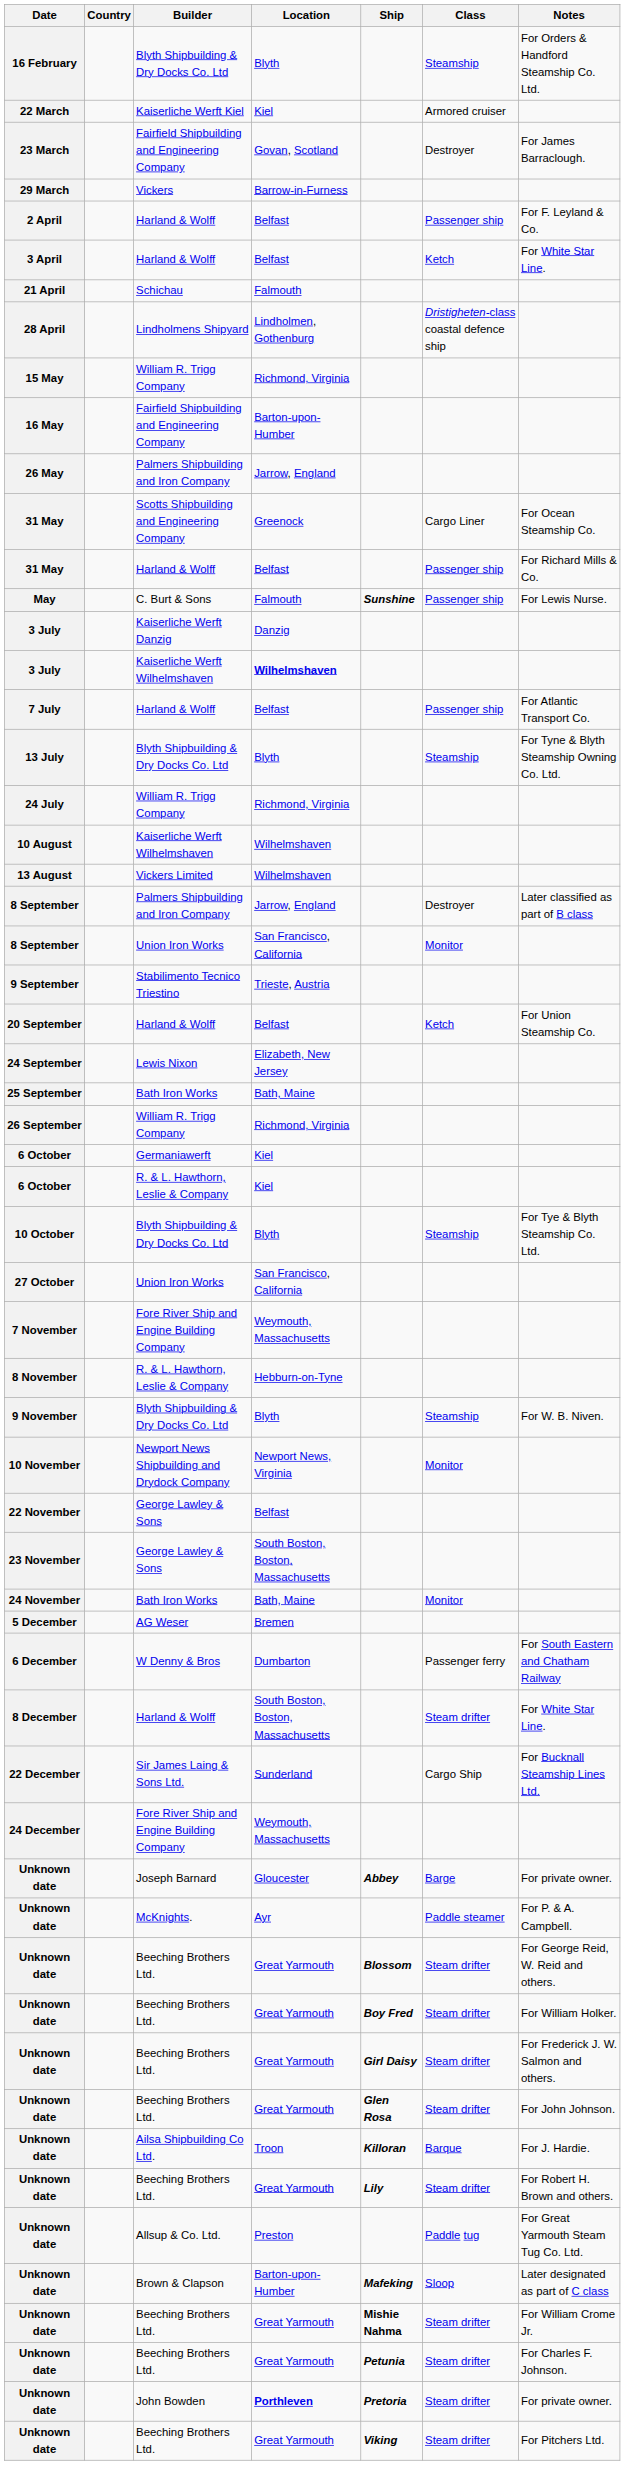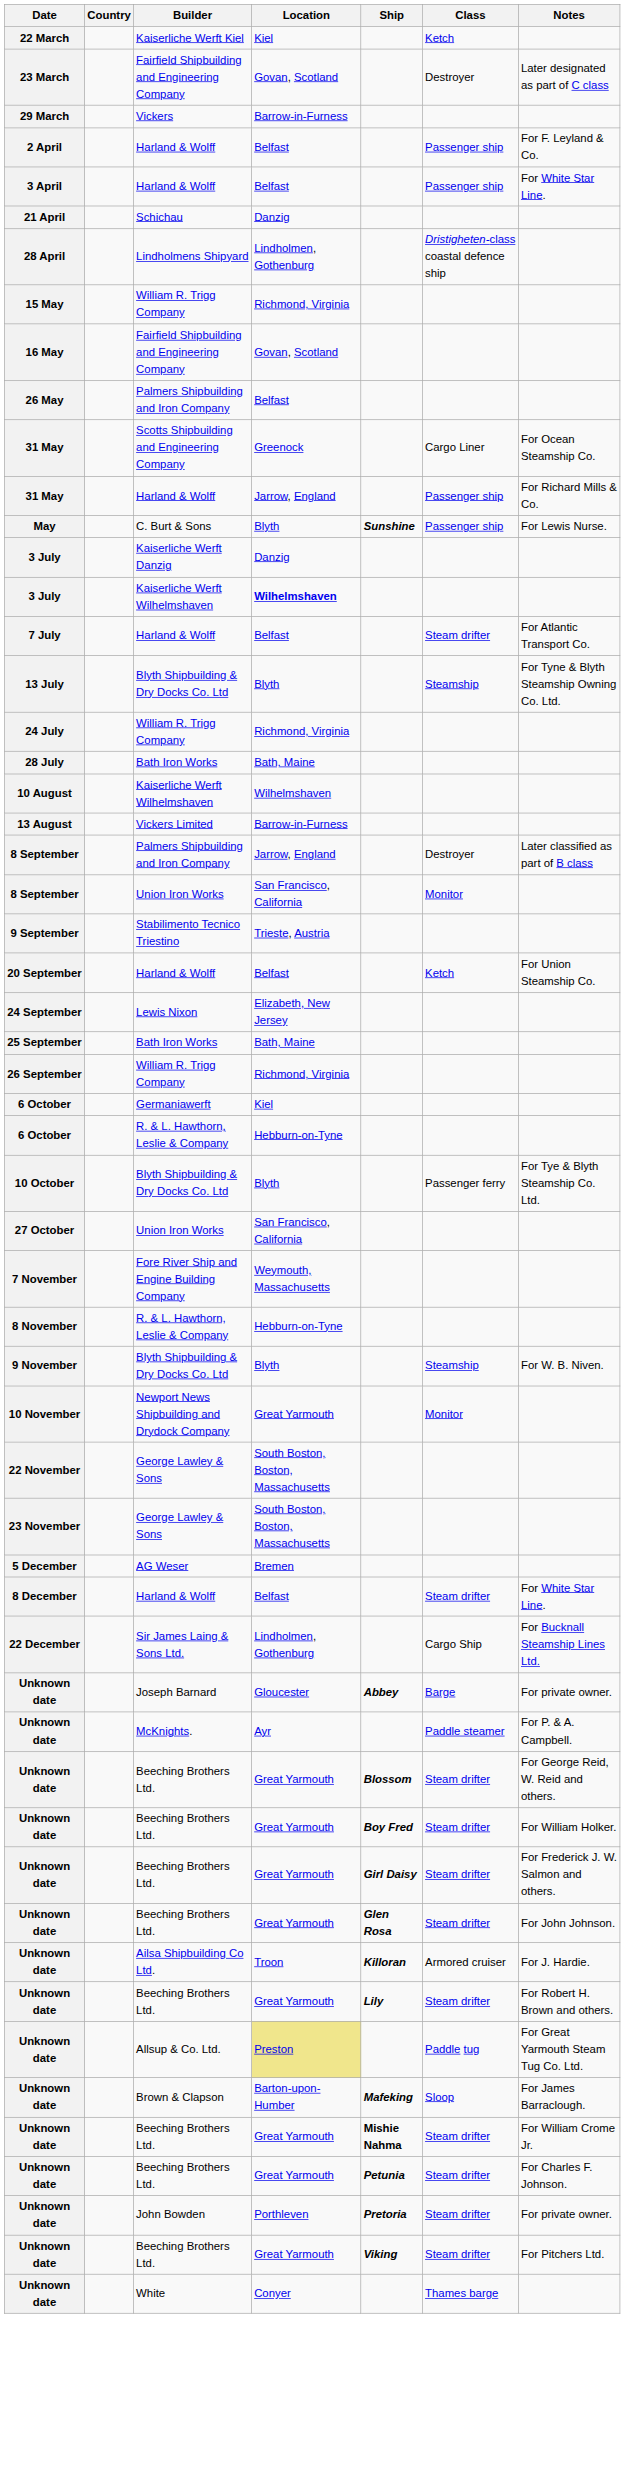- row: (45, 63)
(465, 111) Armored cruiser -> (440, 37) Ketch
(553, 150) For James Barraclough. -> (565, 77) Later designated as part of C class
(440, 260) Ketch -> (464, 186) Passenger ship
(278, 290) Falmouth -> (272, 217) Danzig
(287, 425) Barton-upon-Humber -> (296, 352) Govan, Scotland
(295, 473) Jarrow, England -> (272, 400) Belfast
(272, 569) Belfast -> (295, 495) Jarrow, England
(278, 600) Falmouth -> (267, 526) Blyth
(464, 709) Passenger ship -> (458, 636) Steam drifter
+ row: (45, 762)
(293, 875) Wilhelmshaven -> (301, 824) Barrow-in-Furness
(264, 1186) Kiel -> (298, 1135) Hebburn-on-Tyne
(452, 1234) Steamship -> (465, 1183) Passenger ferry
(293, 1465) Newport News, Virginia -> (294, 1413) Great Yarmouth
(272, 1512) Belfast -> (292, 1470) South Boston, Boston, Massachusetts
- row: (45, 1600)
- row: (45, 1661)
(292, 1718) South Boston, Boston, Massachusetts -> (272, 1596) Belfast
(283, 1774) Sunderland -> (285, 1644) Lindholmen, Gothenburg
- row: (45, 1830)
(443, 2148) Barque -> (465, 1962) Armored cruiser
(274, 2235) no background -> (274, 2049) khaki background
(565, 2283) Later designated as part of C class -> (553, 2097) For James Barraclough.
(284, 2401) bold -> (281, 2215) normal
+ row: (45, 2294)
